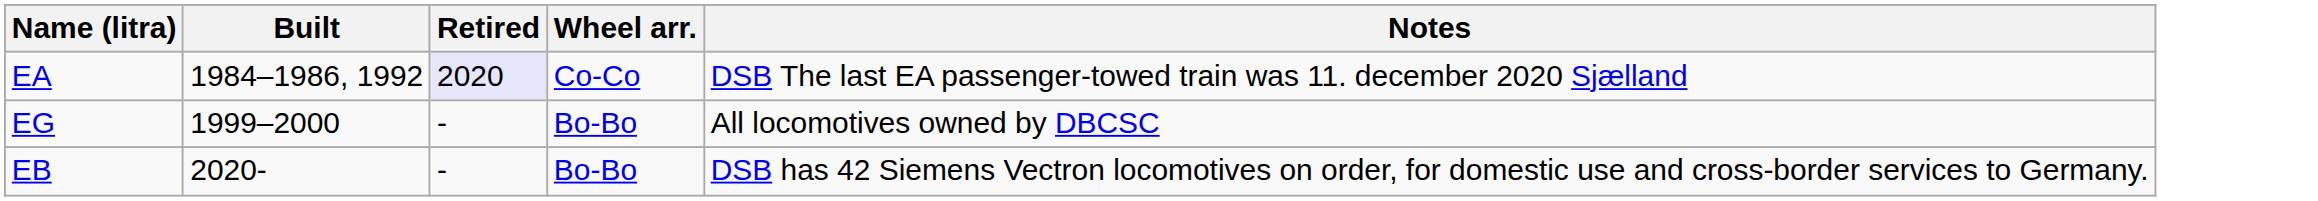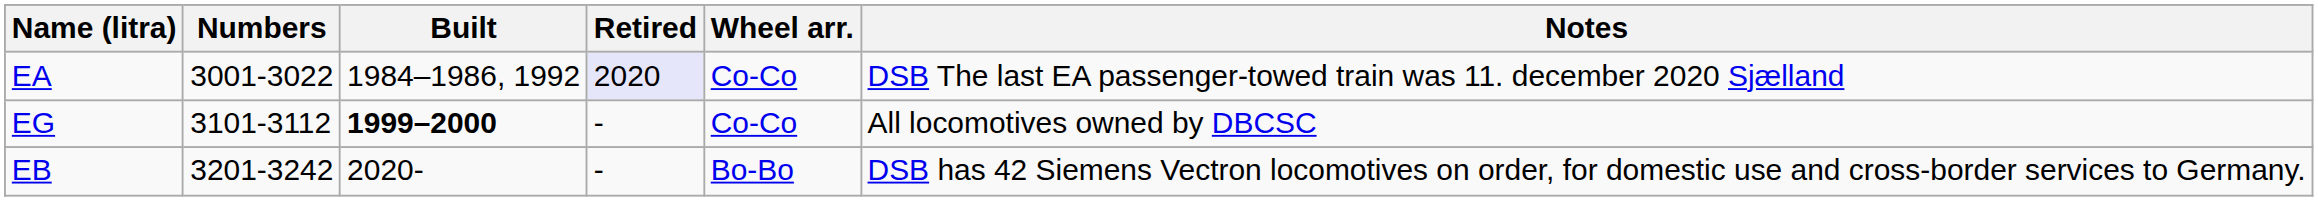+ column: (262, 28)
(265, 123) normal -> (422, 123) bold
(595, 123) Bo-Bo -> (754, 123) Co-Co
